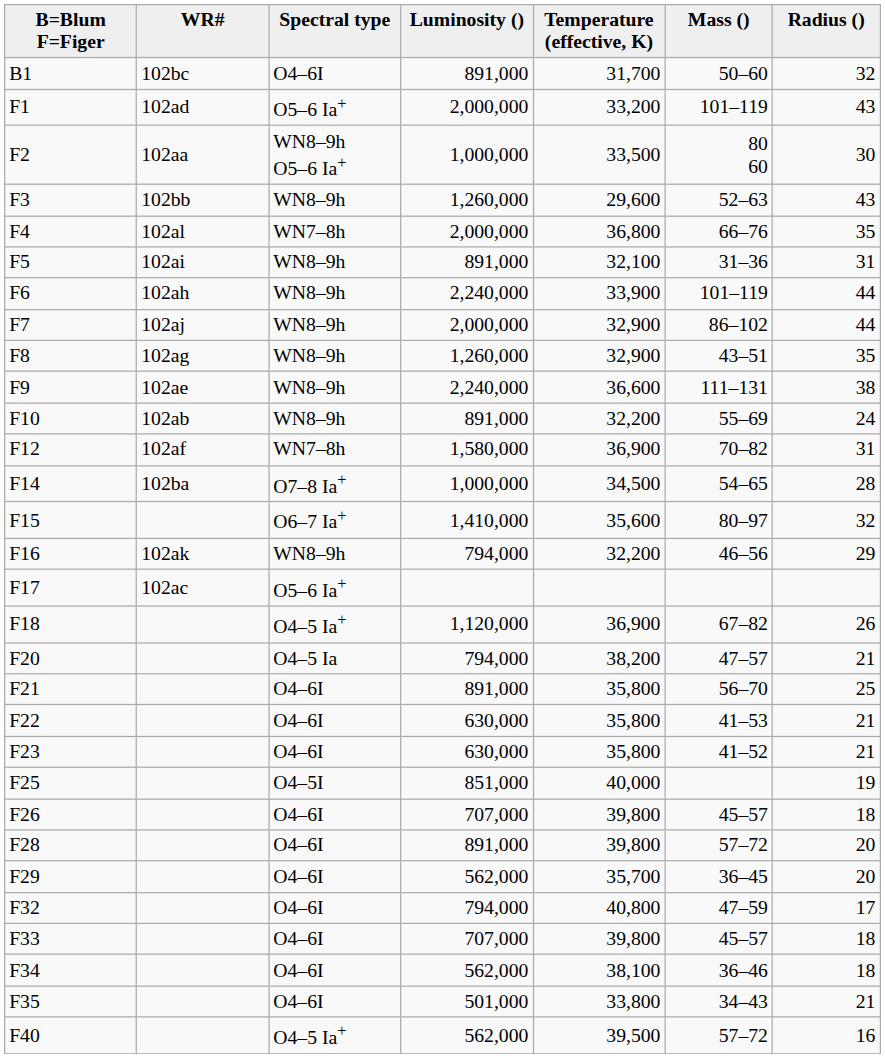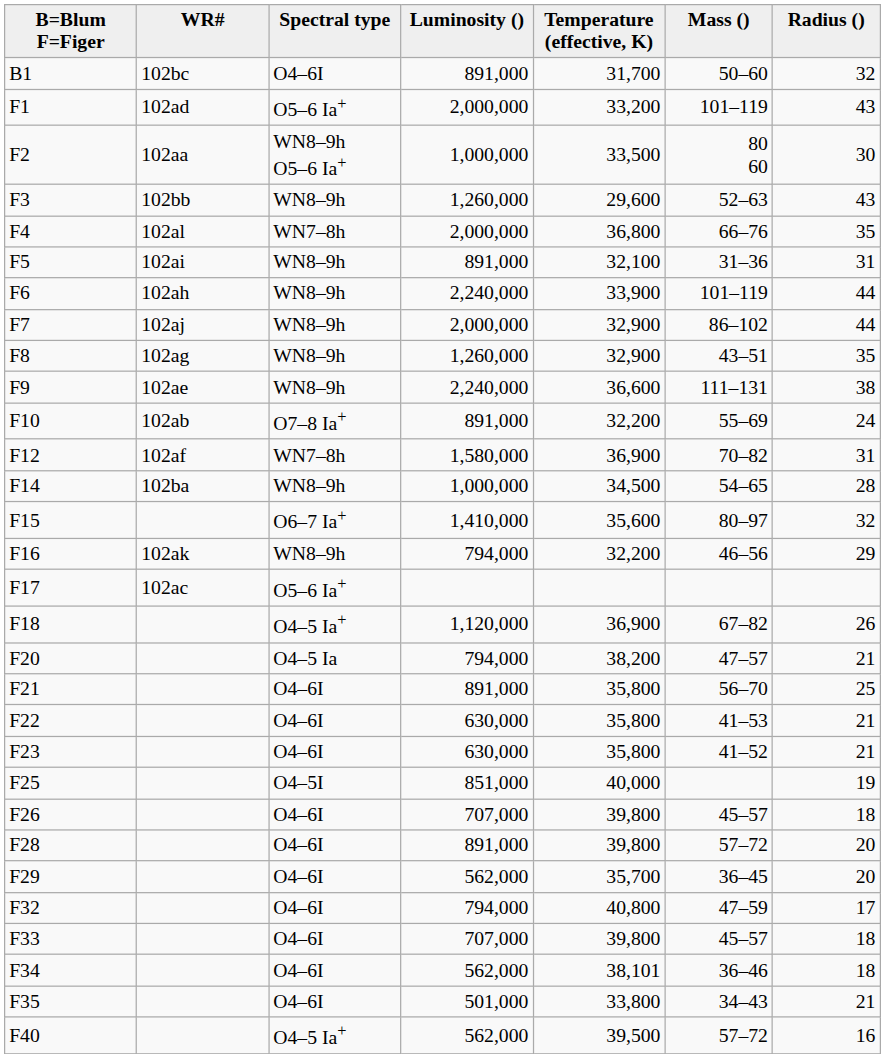(309, 418) WN8–9h -> (310, 421) O7–8 Ia+
(310, 483) O7–8 Ia+ -> (309, 486) WN8–9h
(633, 970) 38,100 -> (633, 970) 38,101
